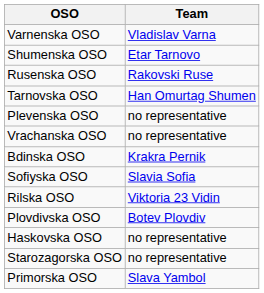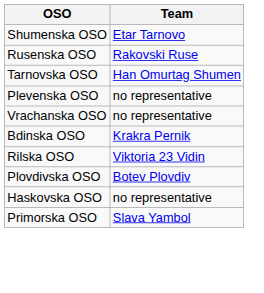- row: (53, 34)
- row: (48, 177)
- row: (65, 258)
